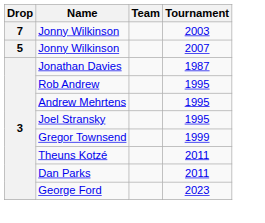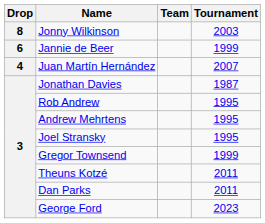(20, 31) 7 -> (20, 31) 8
+ row: (76, 48)
- row: (79, 48)
+ row: (97, 66)
